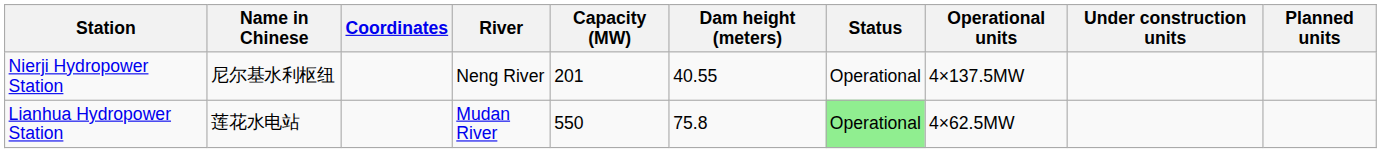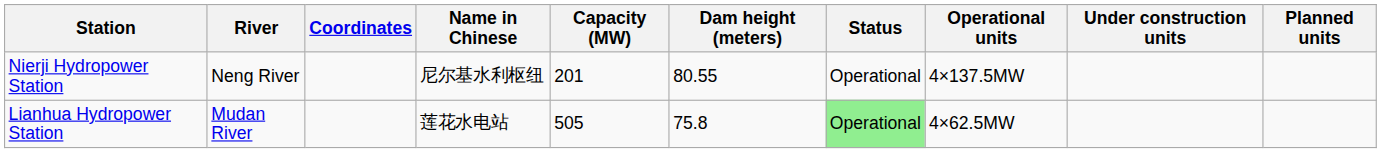columns swapped: (274, 28) <-> (501, 28)
(695, 76) 40.55 -> (695, 76) 80.55
(569, 123) 550 -> (569, 123) 505
